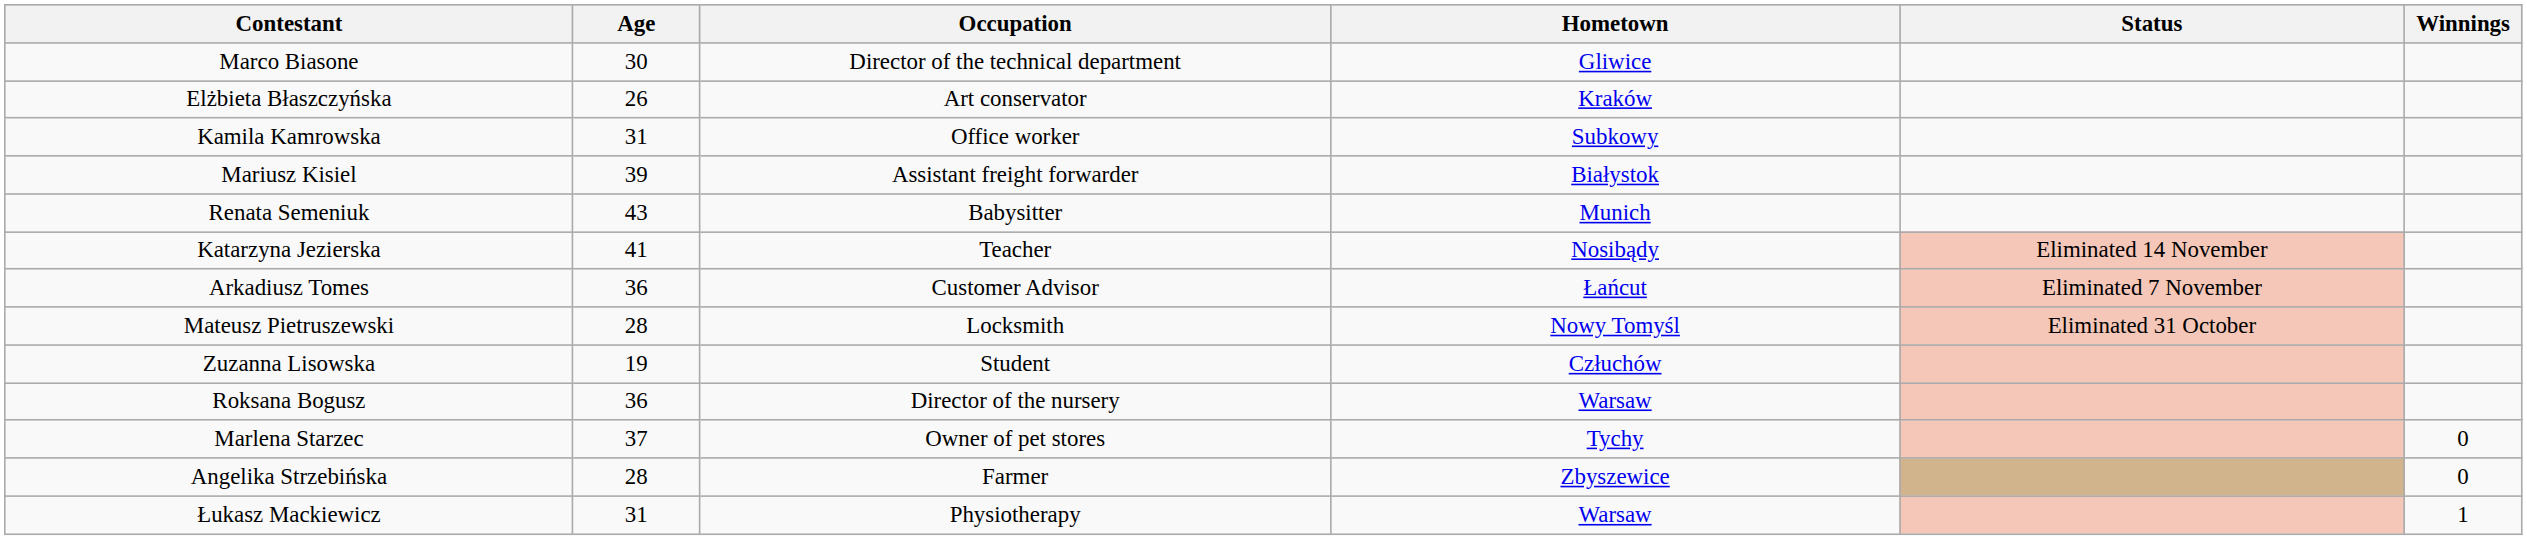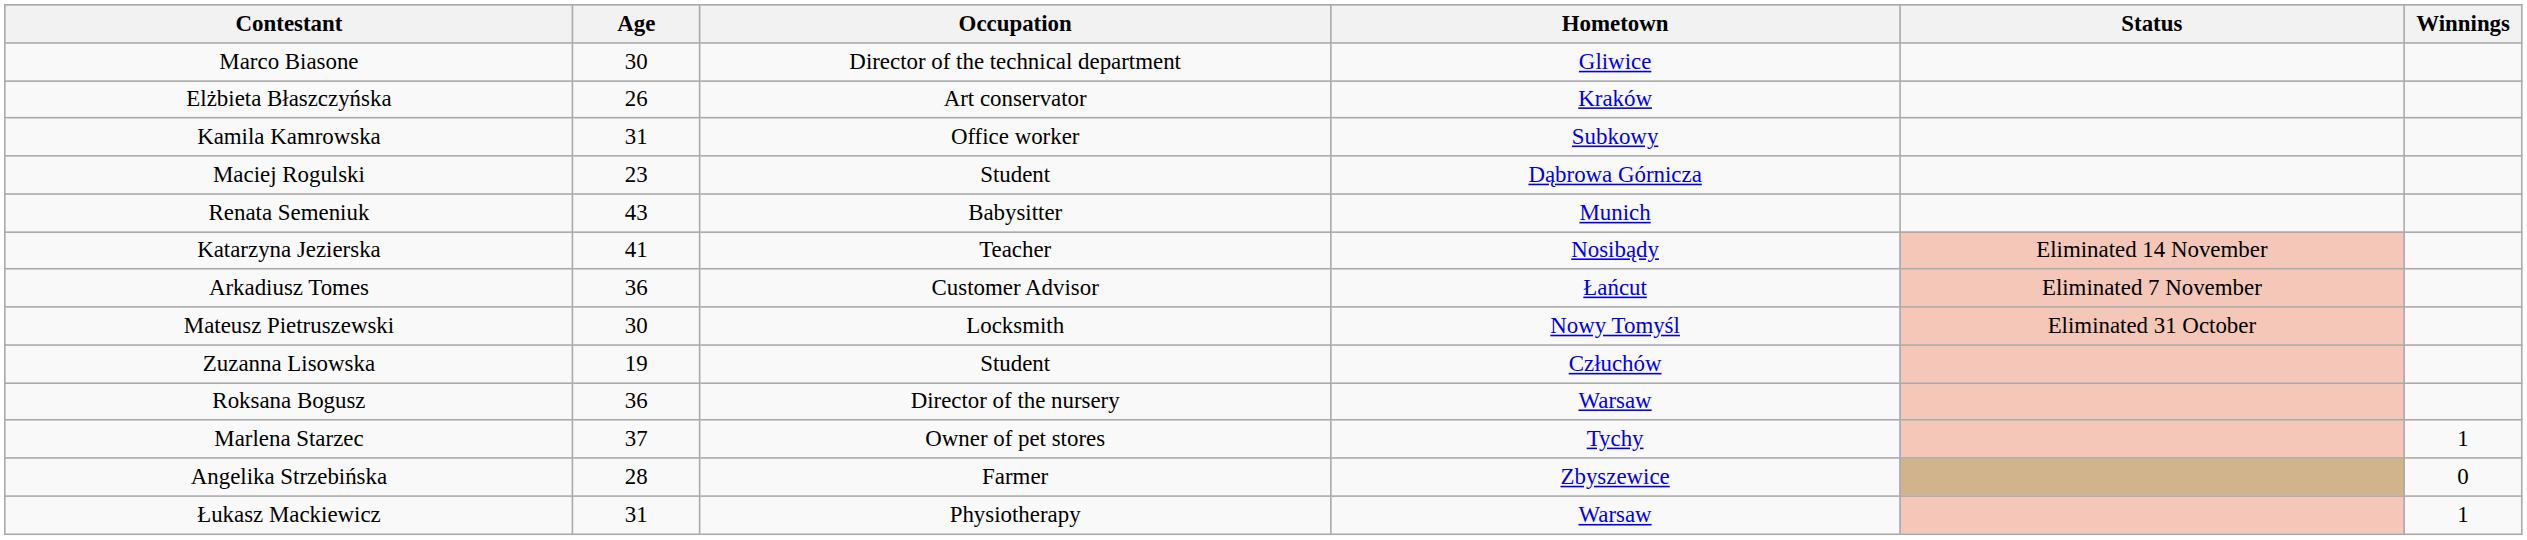- row: (289, 174)
+ row: (289, 174)
(636, 325) 28 -> (636, 325) 30
(2463, 439) 0 -> (2463, 439) 1
